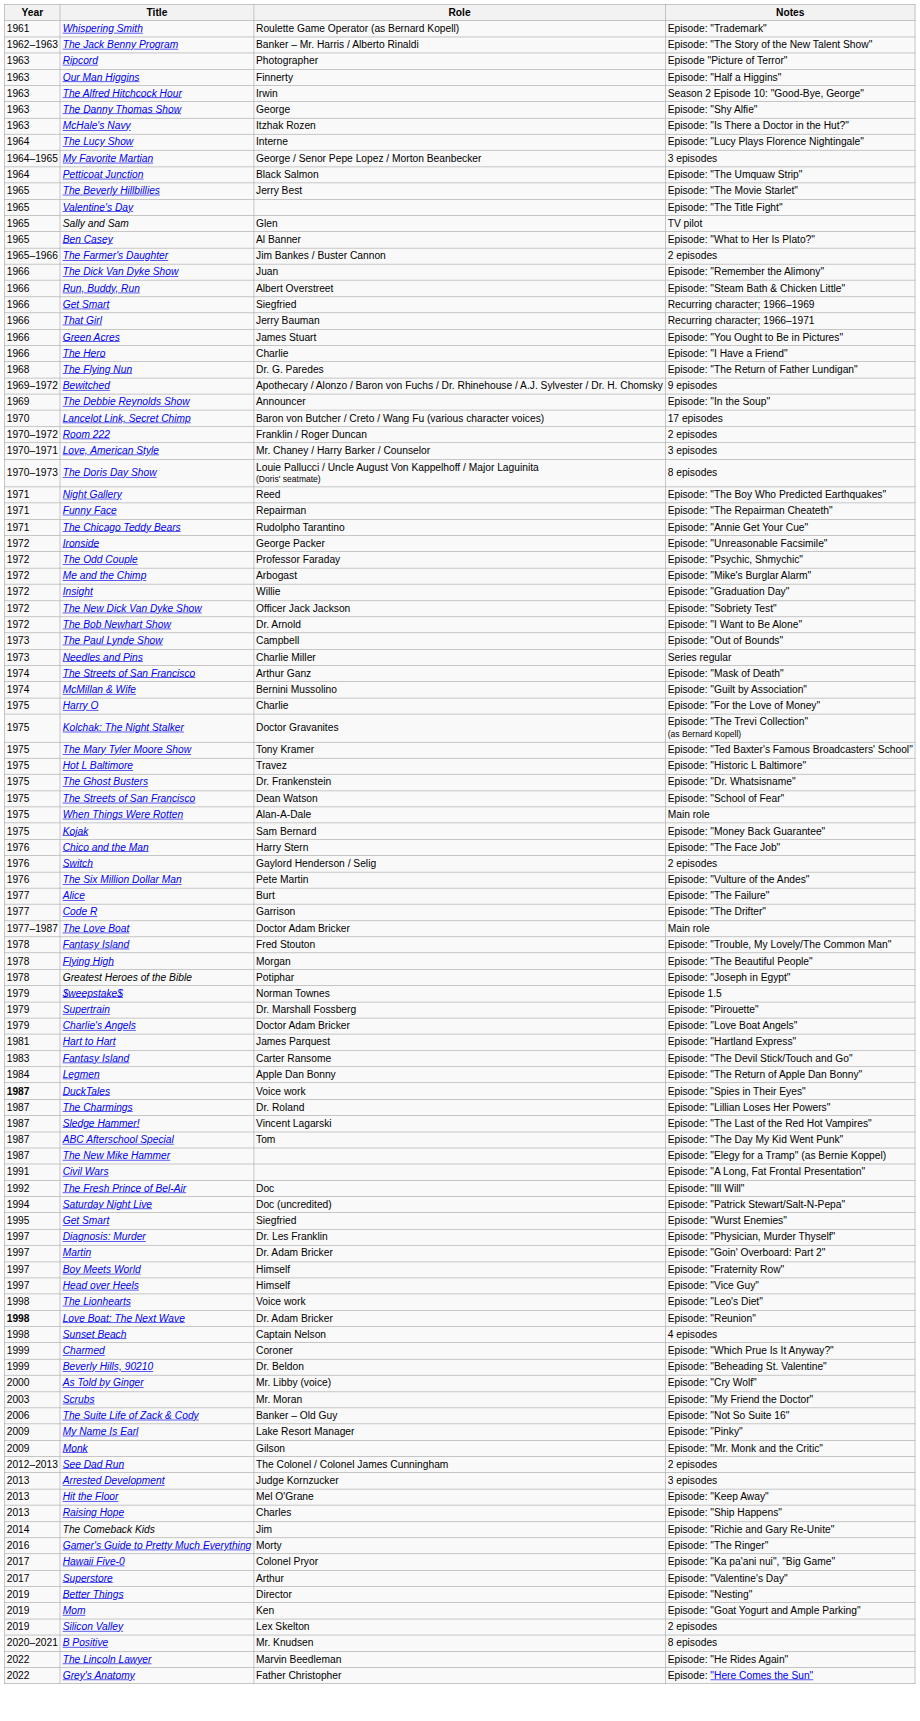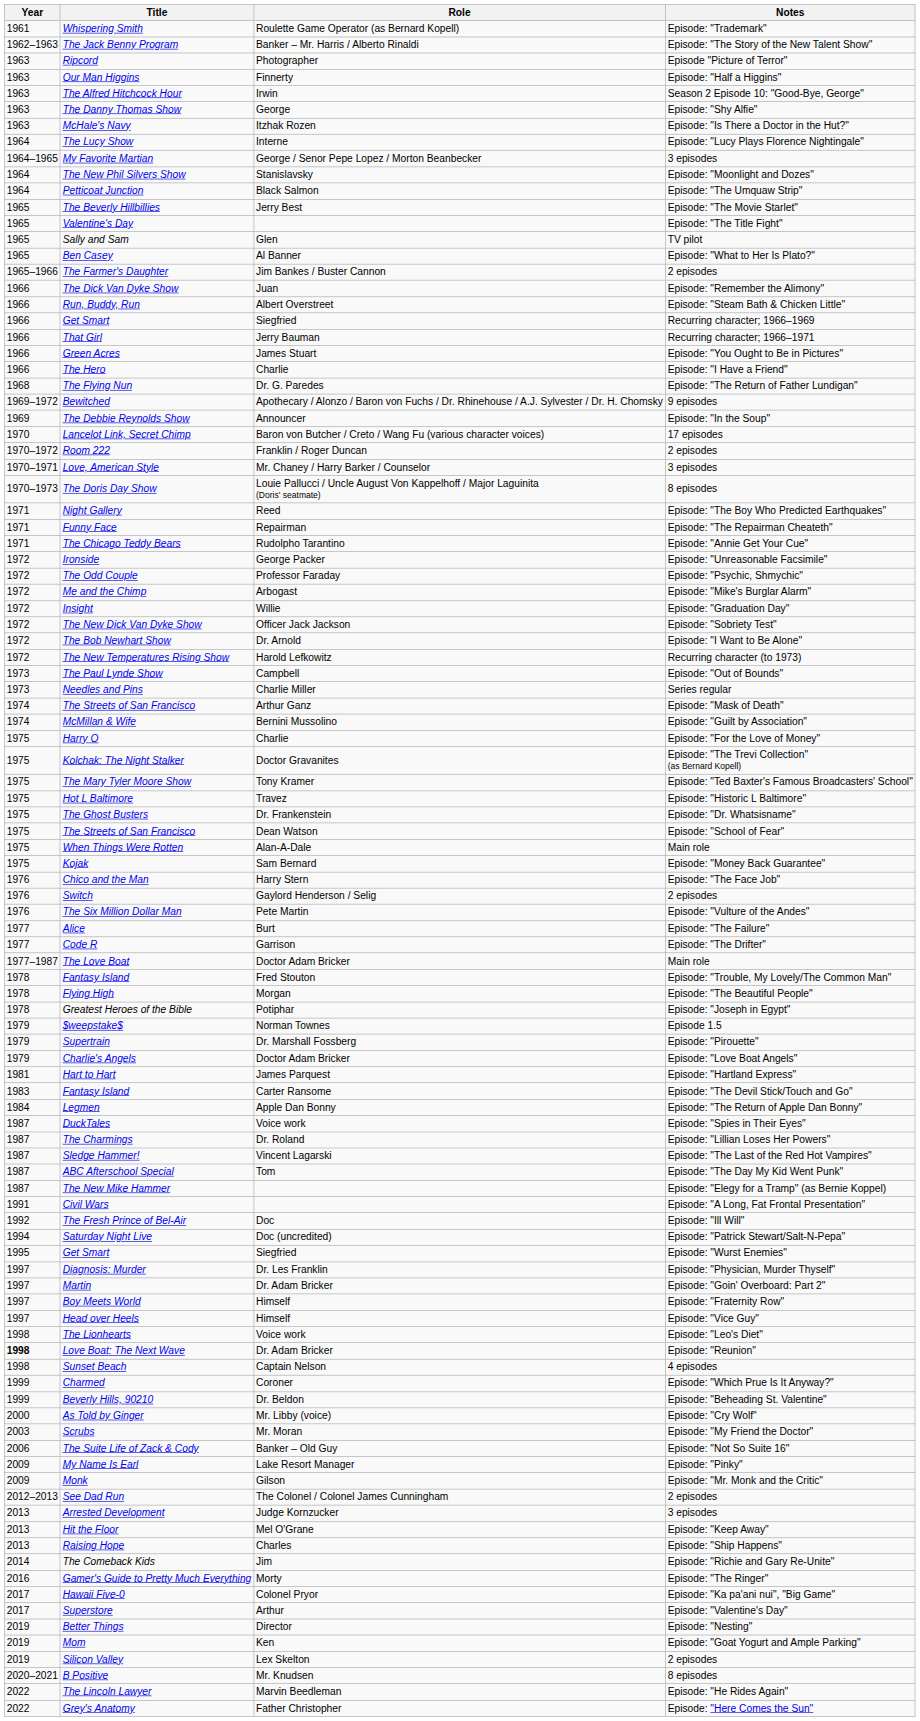+ row: (124, 175)
+ row: (146, 657)
(18, 1091) bold -> (18, 1123) normal
